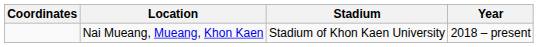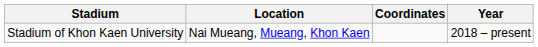columns swapped: (42, 14) <-> (357, 14)
